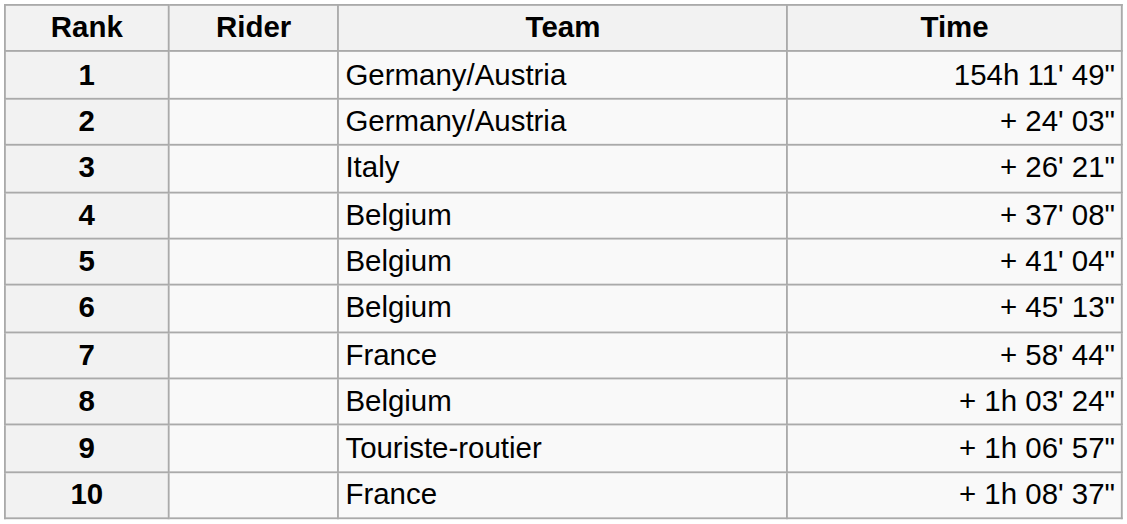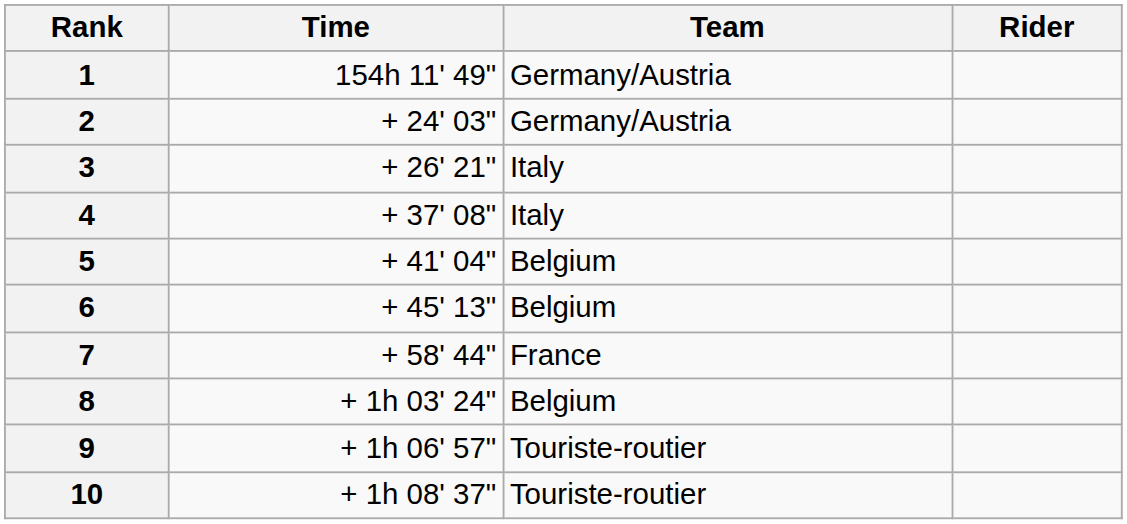columns swapped: (254, 27) <-> (955, 27)
(399, 214) Belgium -> (537, 214) Italy
(391, 494) France -> (608, 494) Touriste-routier
